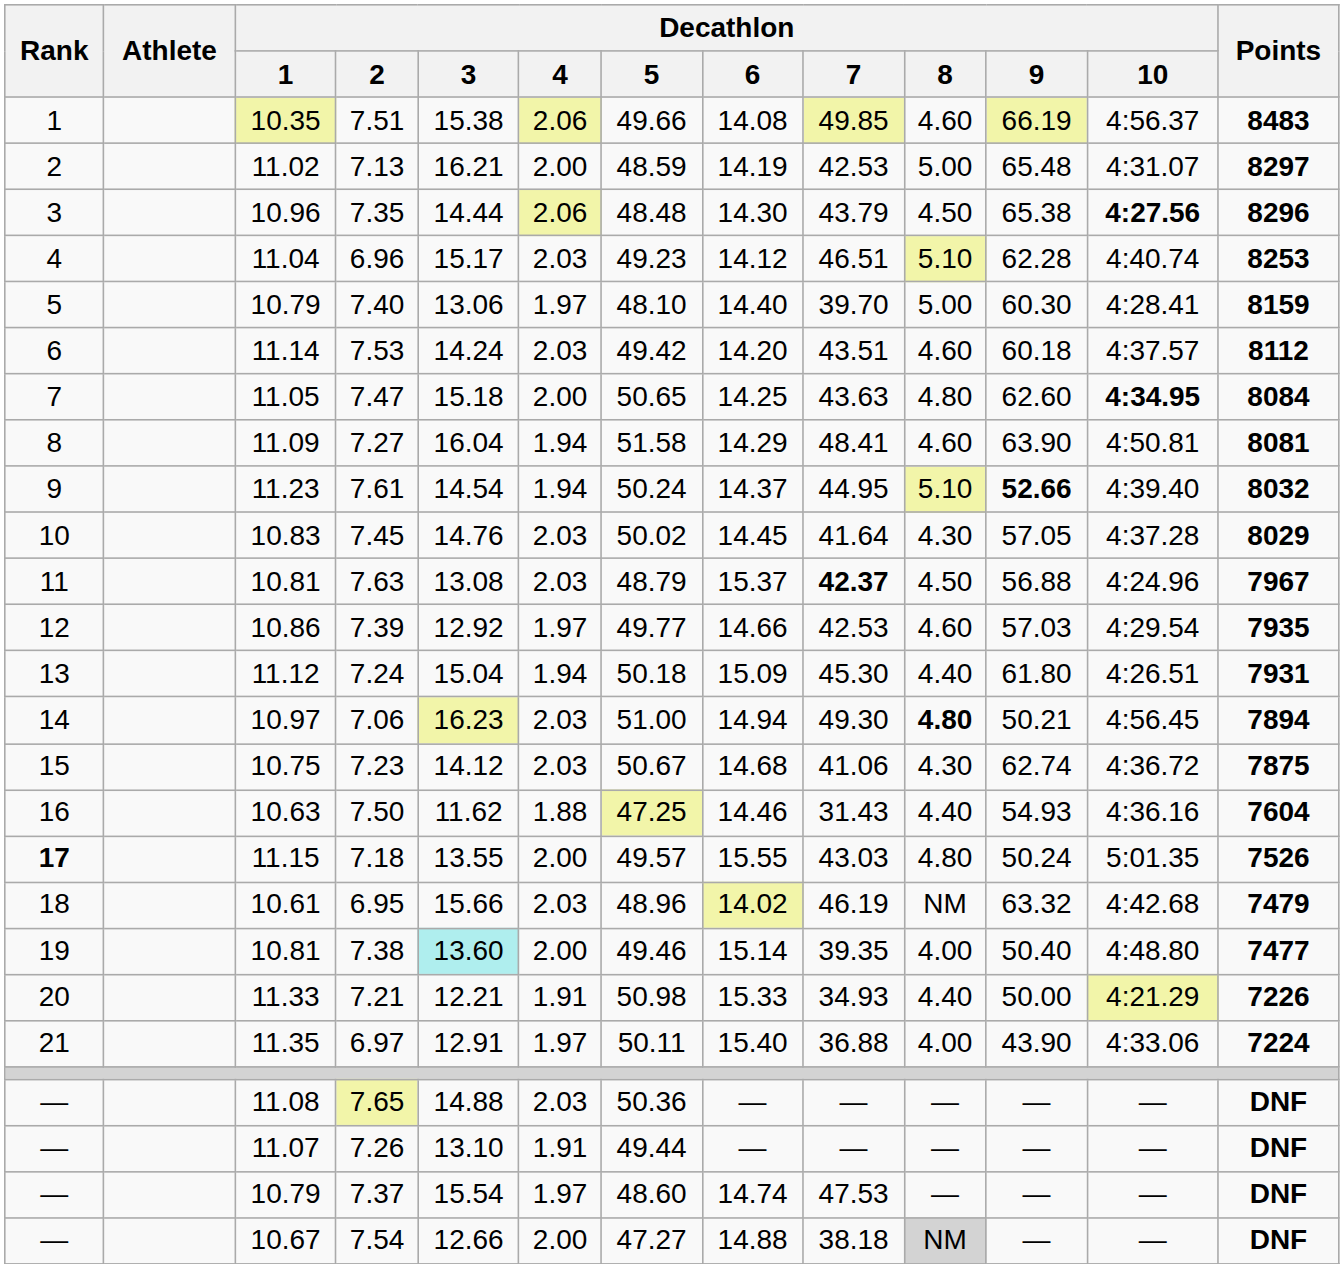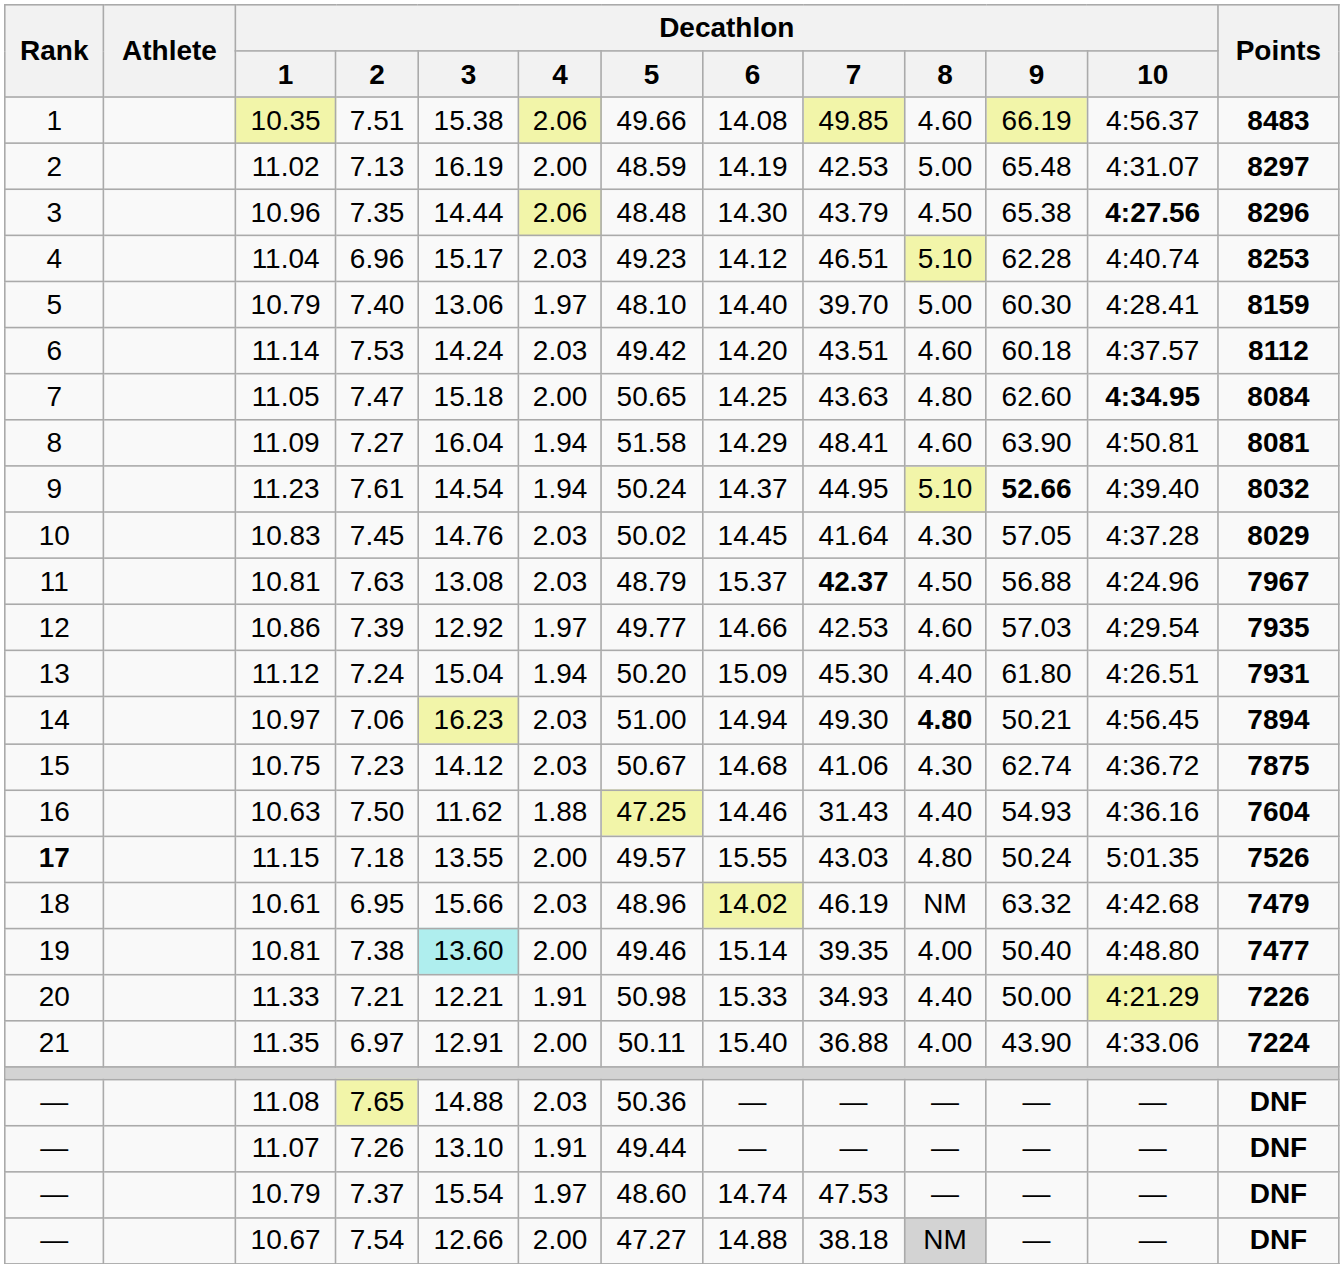(469, 165) 16.21 -> (469, 165) 16.19
(652, 673) 50.18 -> (652, 673) 50.20
(560, 1042) 1.97 -> (560, 1042) 2.00
